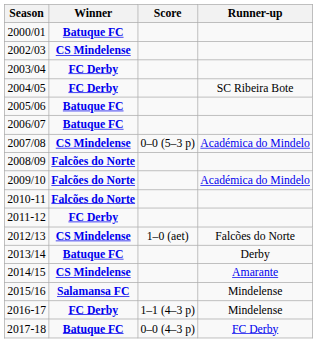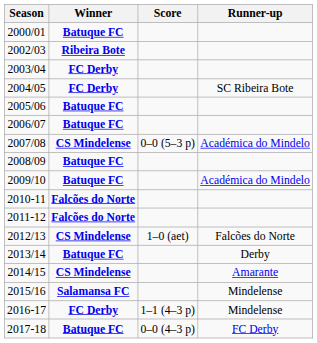(93, 50) CS Mindelense -> (93, 50) Ribeira Bote
(93, 161) Falcões do Norte -> (93, 161) Batuque FC
(93, 180) Falcões do Norte -> (93, 180) Batuque FC
(93, 217) FC Derby -> (93, 217) Falcões do Norte
